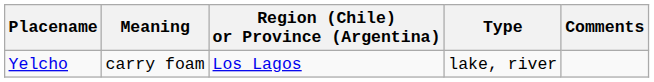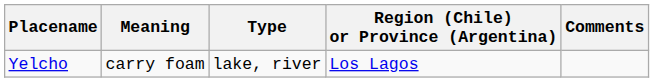columns swapped: (326, 28) <-> (503, 28)
